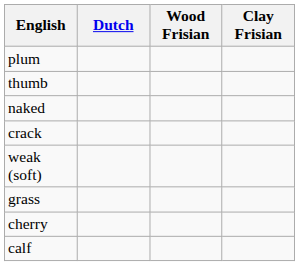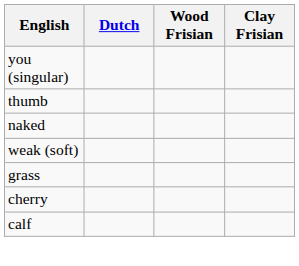+ row: (38, 67)
- row: (24, 58)
- row: (25, 132)
